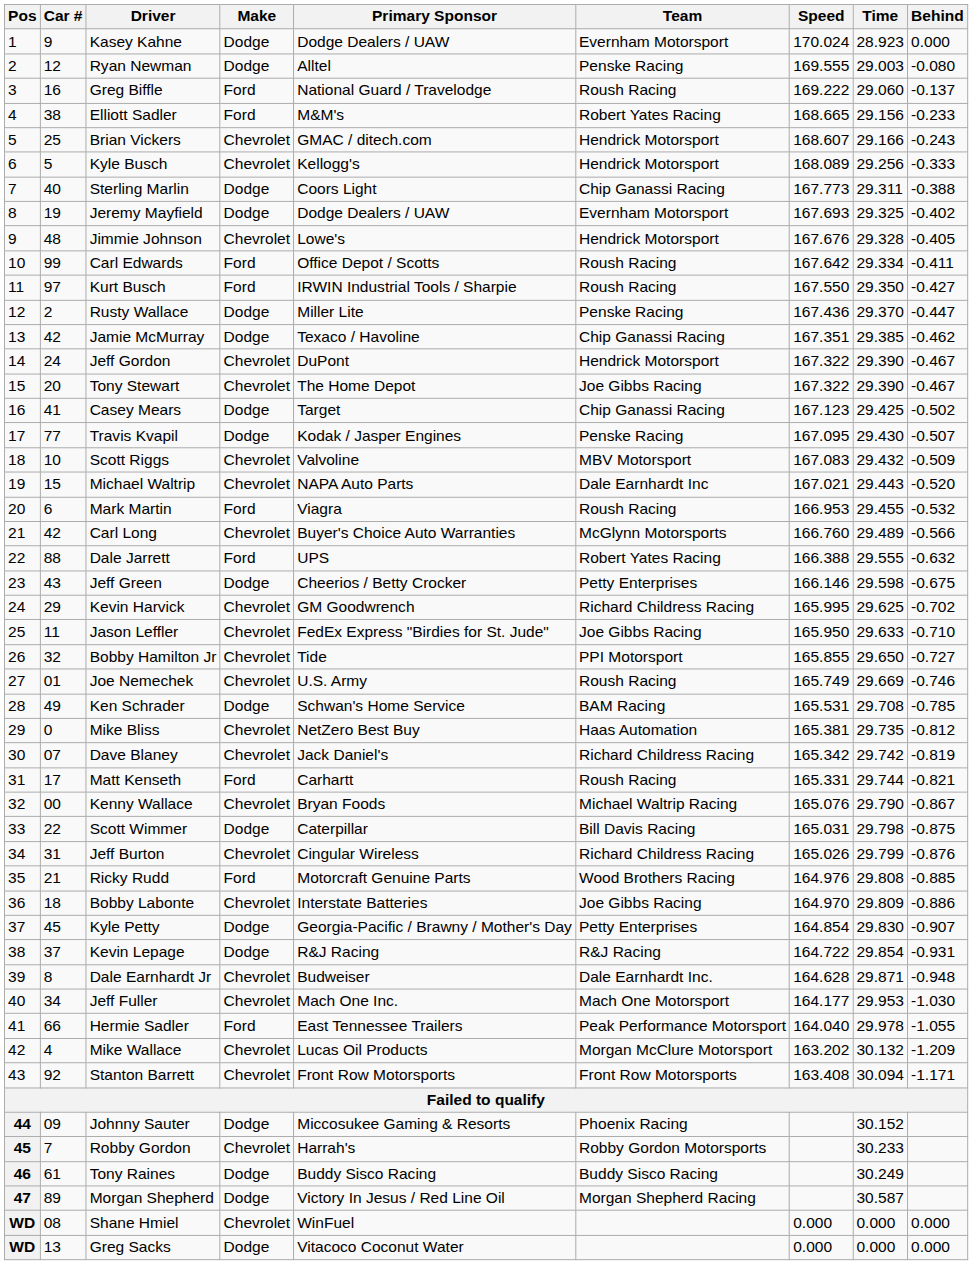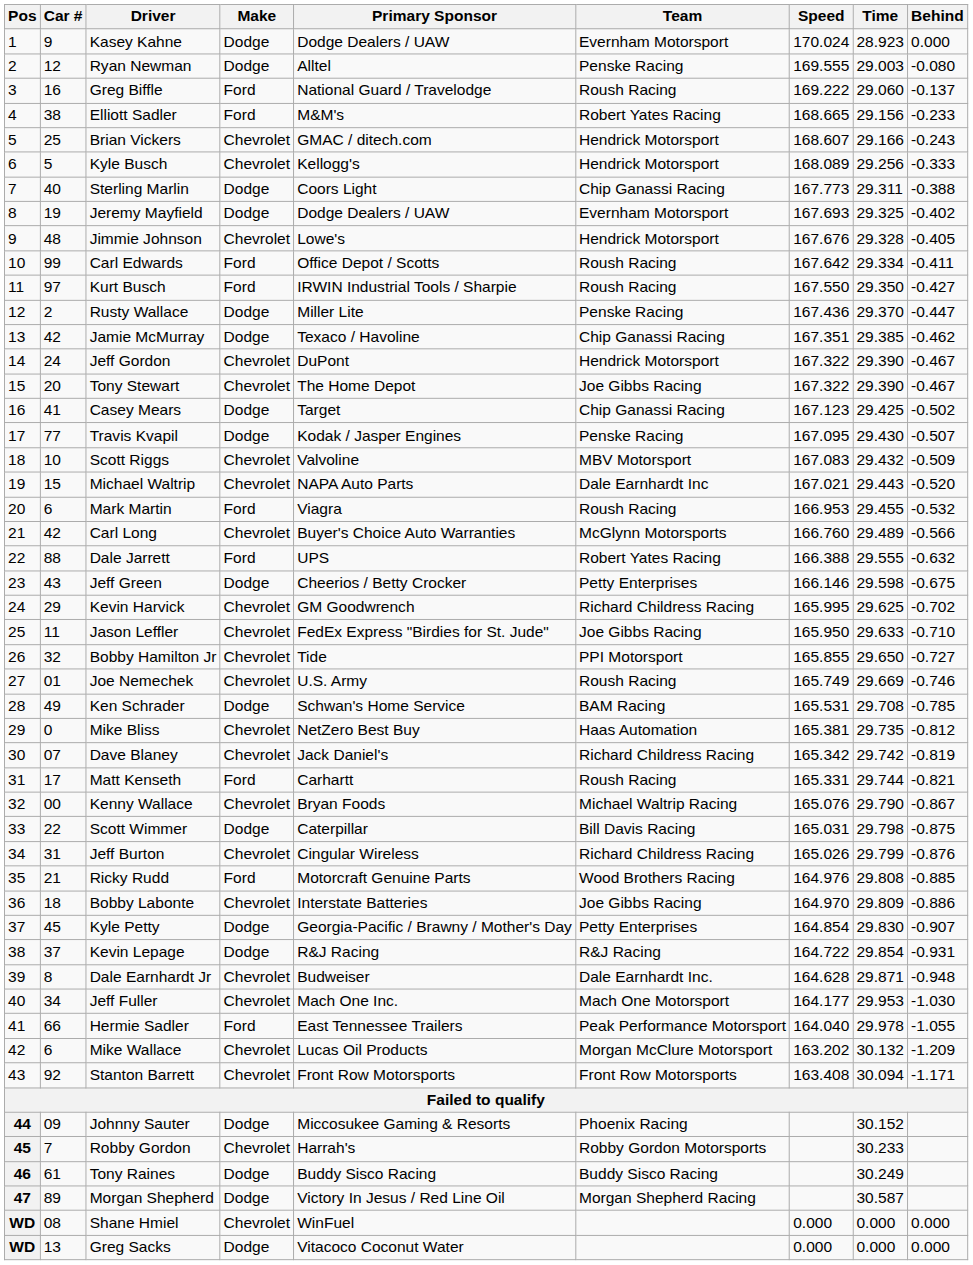(48, 1050) 4 -> (48, 1050) 6
